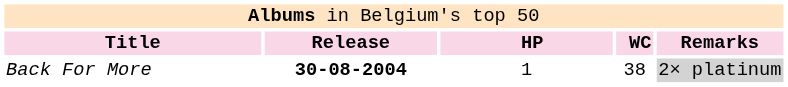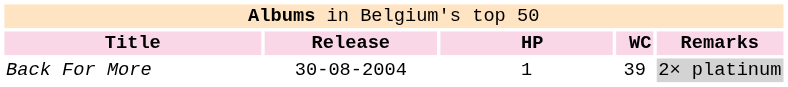(351, 70) bold -> (351, 70) normal
(635, 70) 38 -> (635, 70) 39
